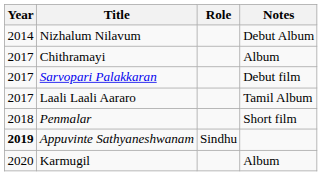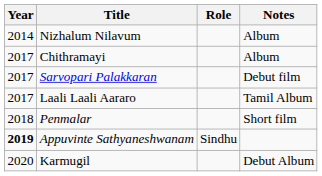(279, 35) Debut Album -> (261, 35) Album
(261, 160) Album -> (279, 160) Debut Album
